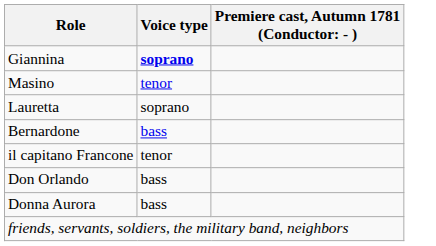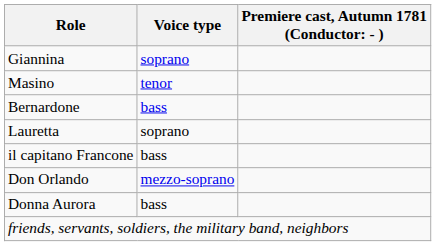(167, 58) bold -> (165, 58) normal
rows swapped: (44, 131) <-> (34, 107)
(156, 155) tenor -> (154, 155) bass
(154, 180) bass -> (187, 180) mezzo-soprano
